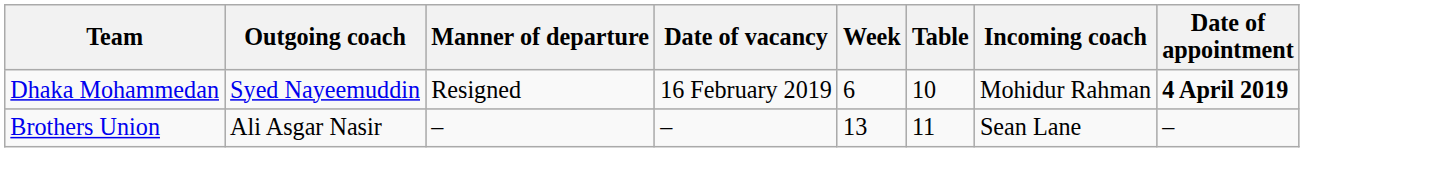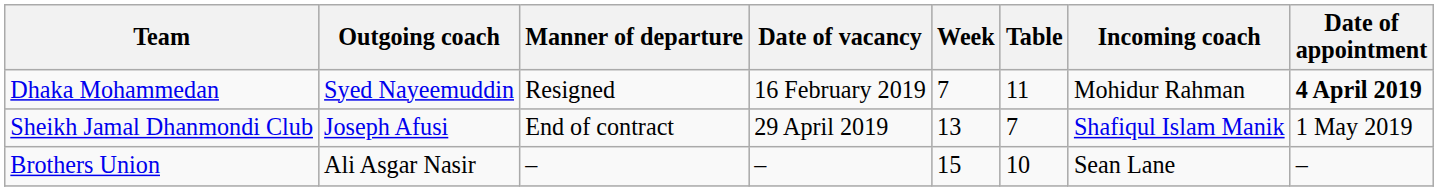(849, 89) 6 -> (943, 89) 7
(924, 89) 10 -> (1018, 89) 11
+ row: (162, 127)
(855, 127) 13 -> (949, 165) 15
(924, 127) 11 -> (1018, 165) 10
